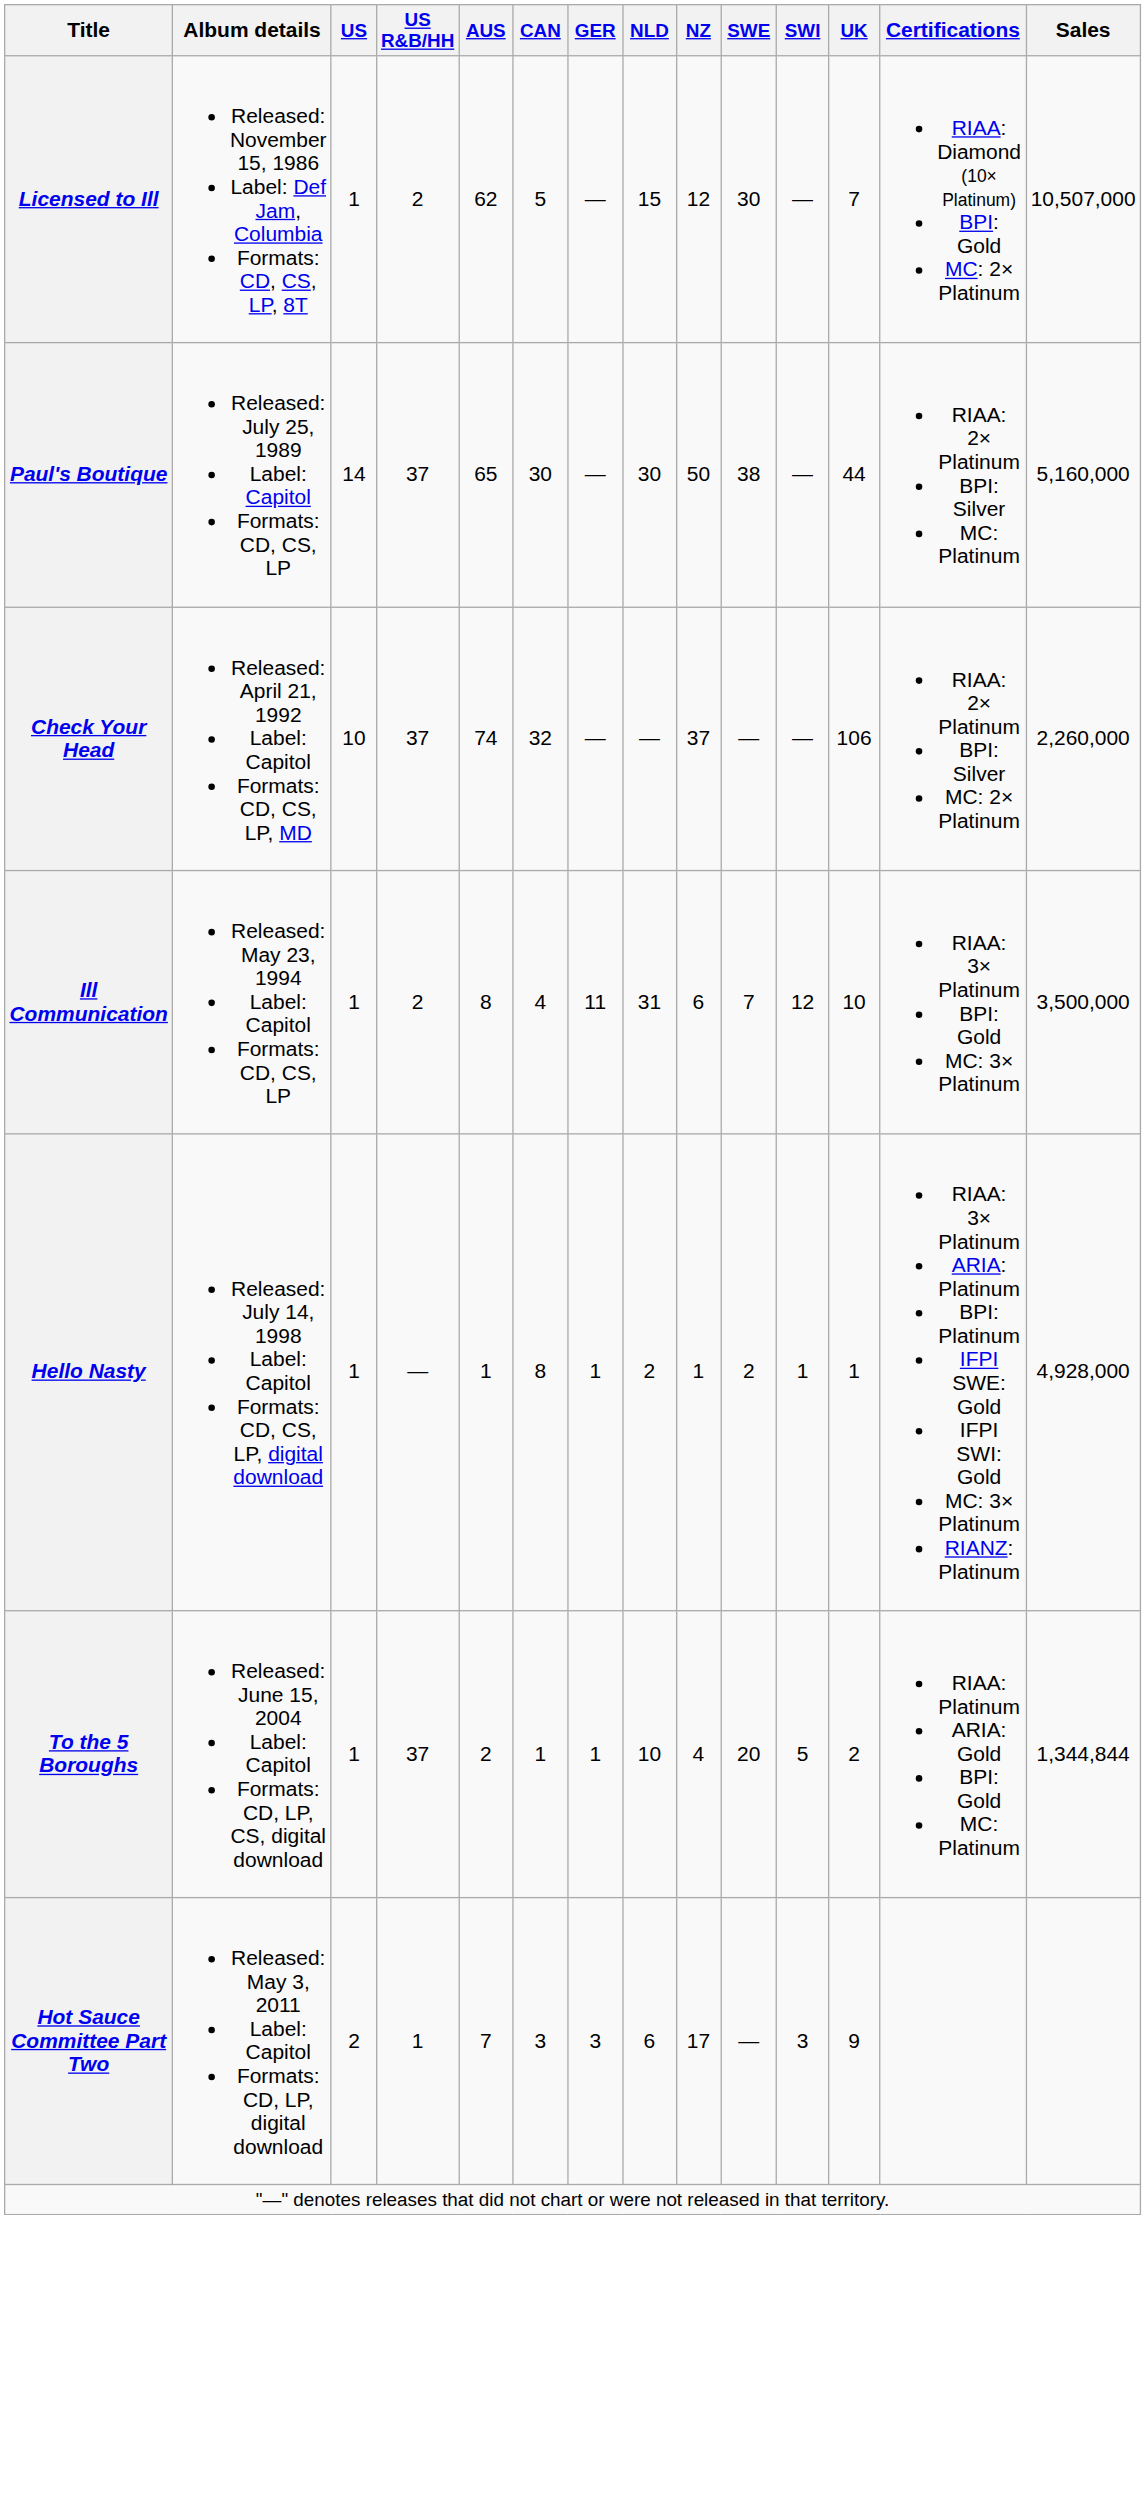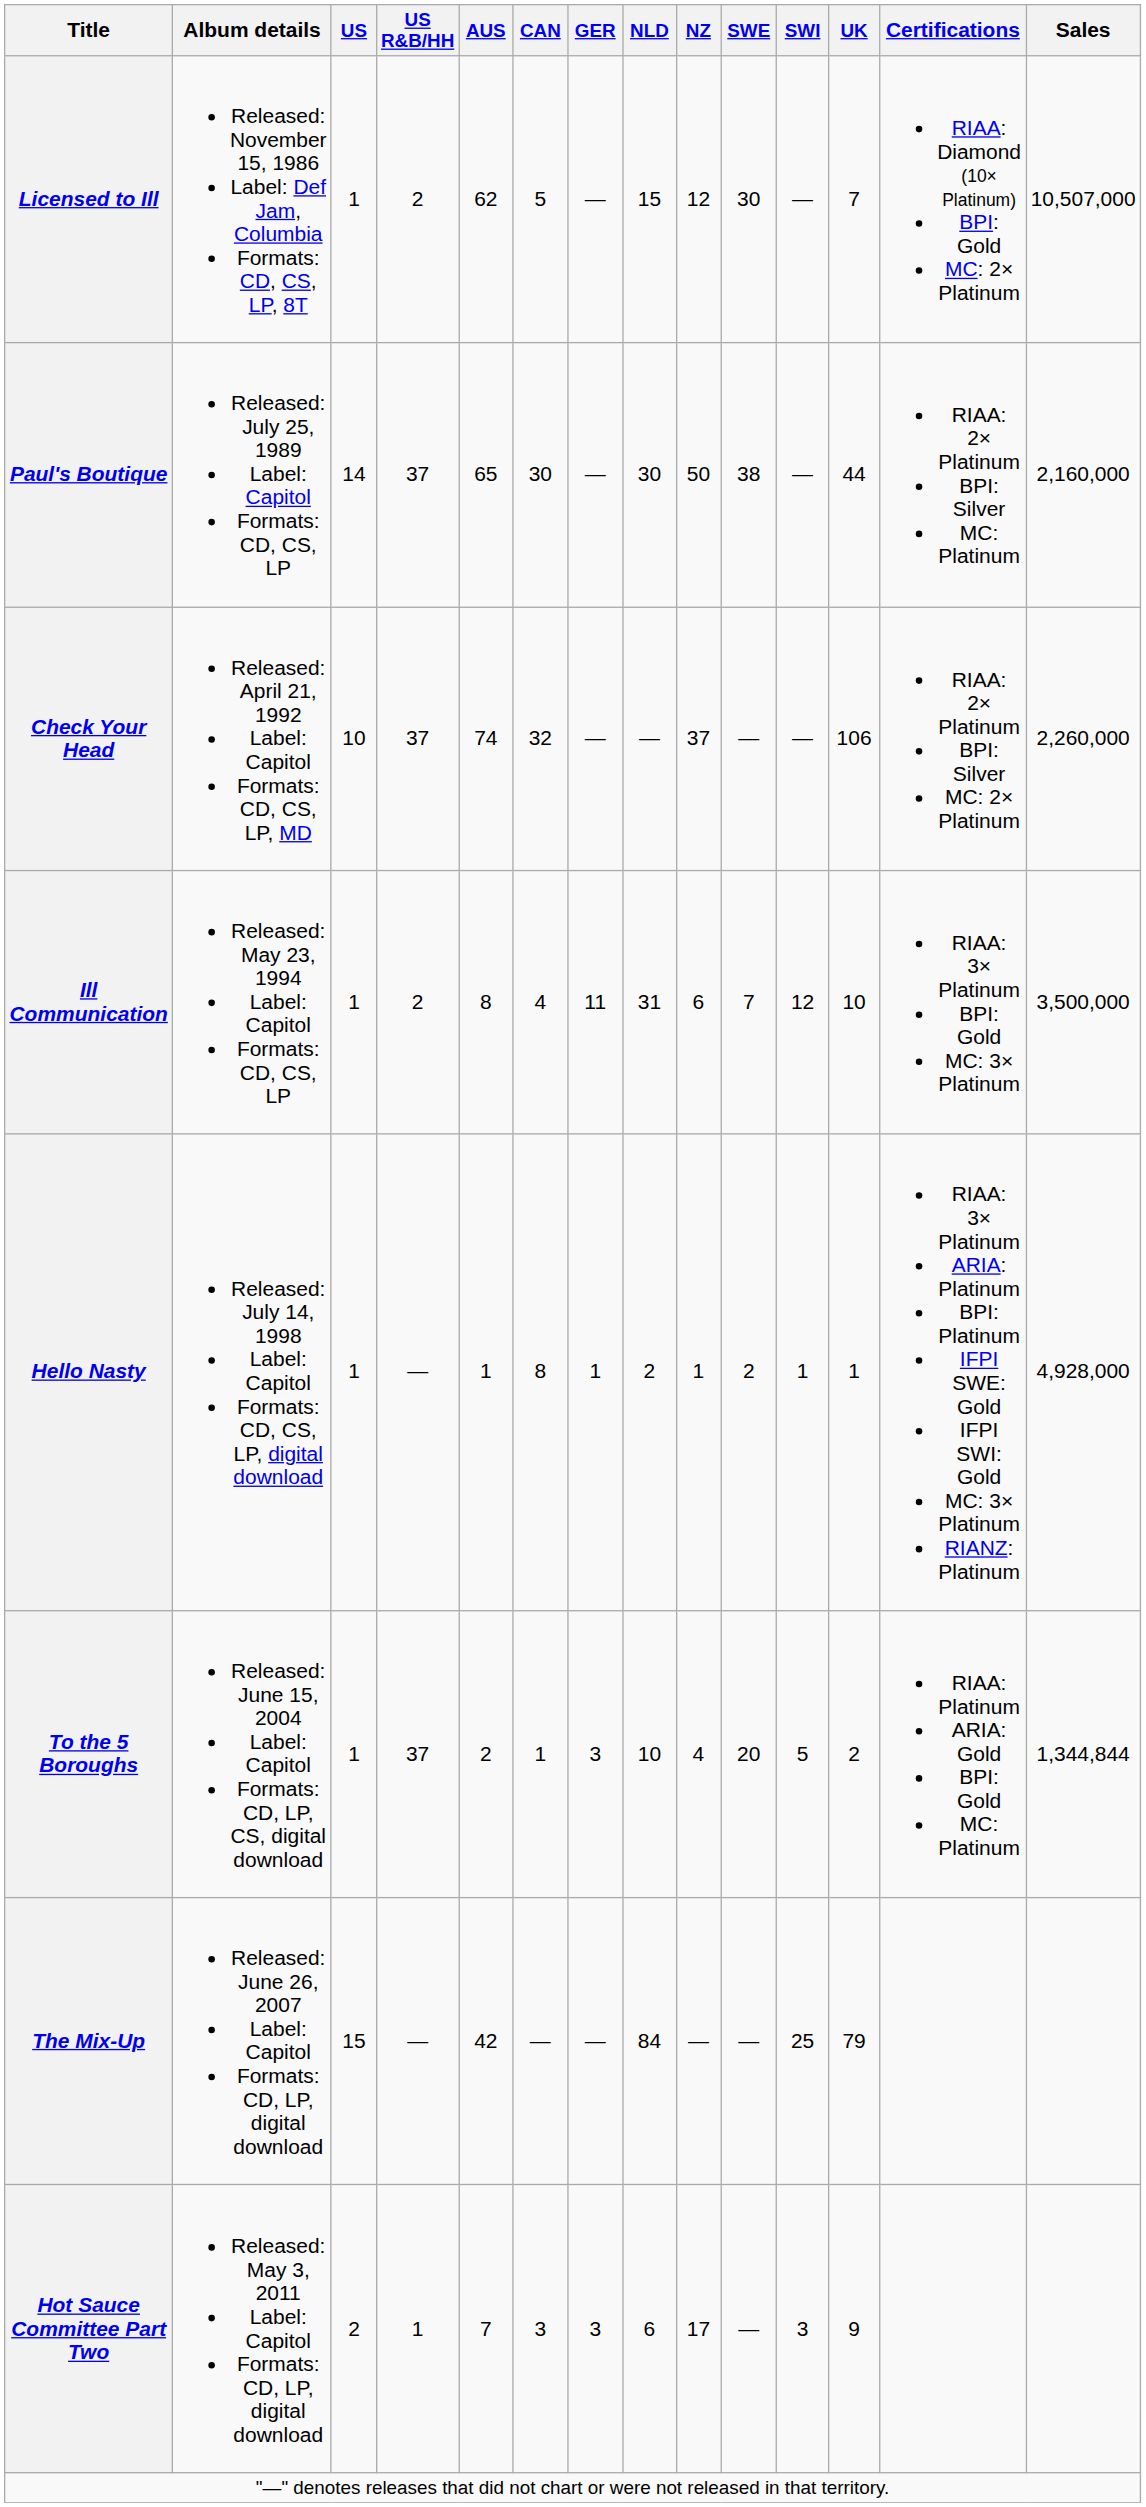(1083, 474) 5,160,000 -> (1083, 474) 2,160,000
(595, 1753) 1 -> (595, 1753) 3
+ row: (89, 2041)
